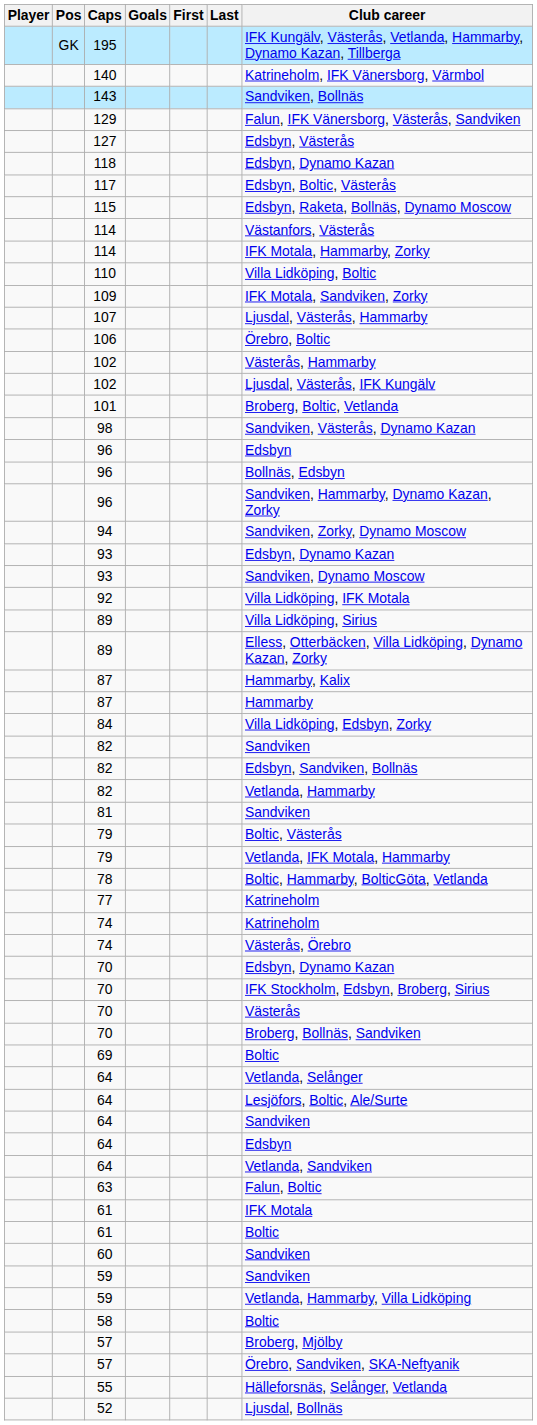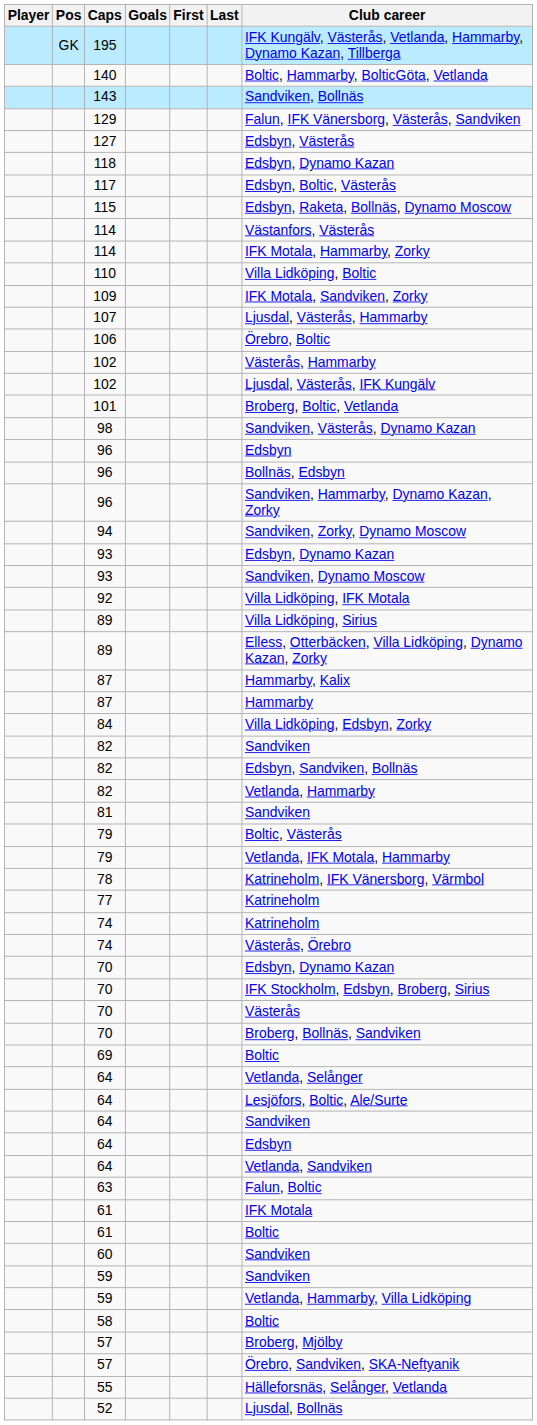(365, 75) Katrineholm, IFK Vänersborg, Värmbol -> (366, 75) Boltic, Hammarby, BolticGöta, Vetlanda
(366, 879) Boltic, Hammarby, BolticGöta, Vetlanda -> (365, 879) Katrineholm, IFK Vänersborg, Värmbol
